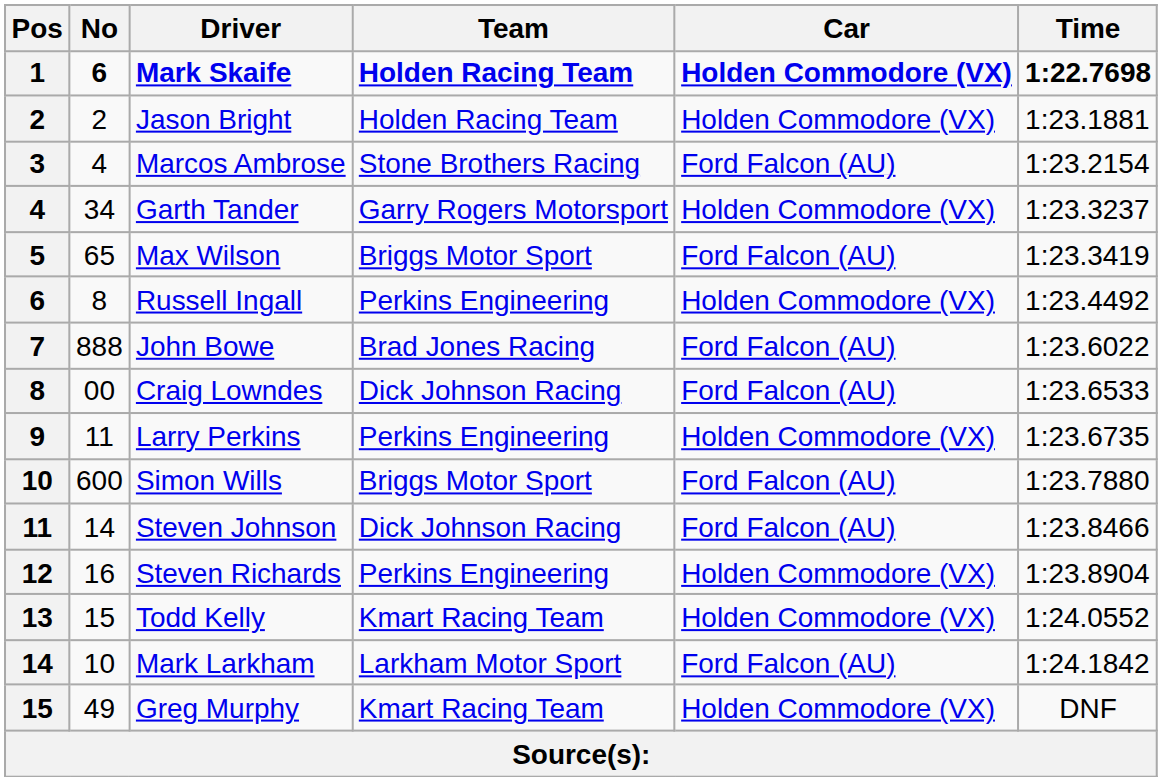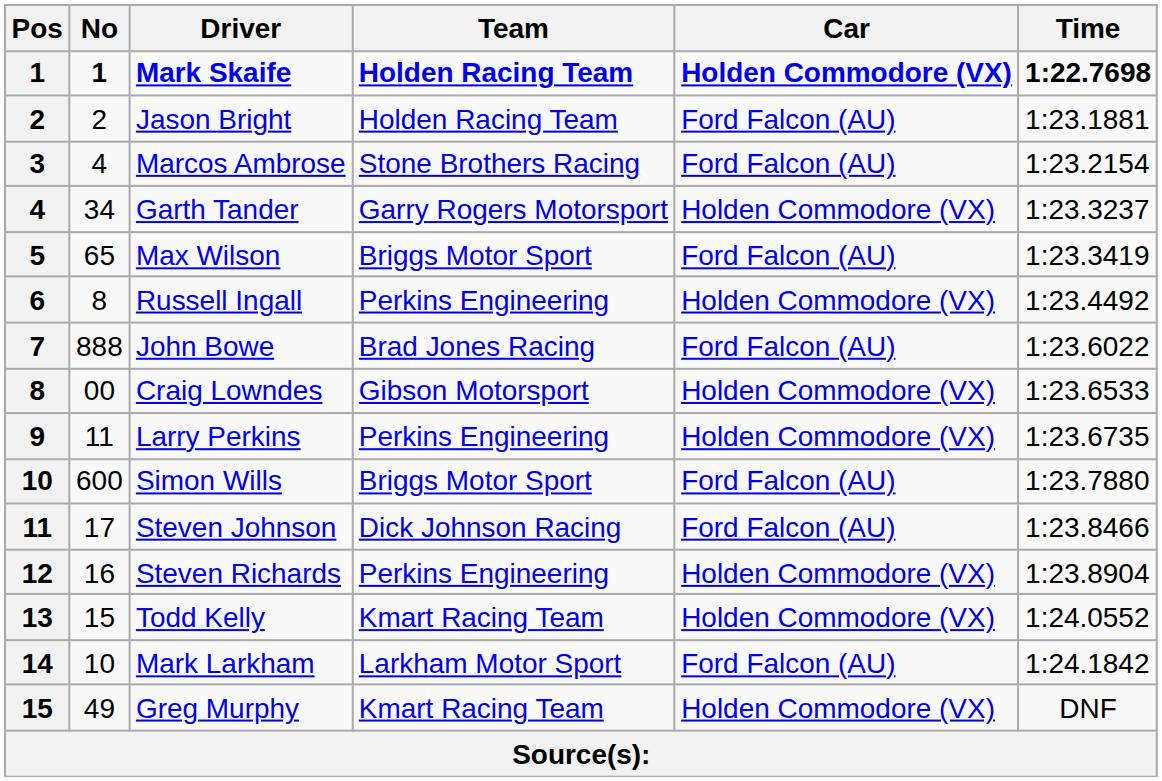(99, 73) 6 -> (99, 73) 1
(838, 118) Holden Commodore (VX) -> (788, 118) Ford Falcon (AU)
(490, 390) Dick Johnson Racing -> (474, 390) Gibson Motorsport
(788, 390) Ford Falcon (AU) -> (838, 390) Holden Commodore (VX)
(99, 526) 14 -> (99, 526) 17
